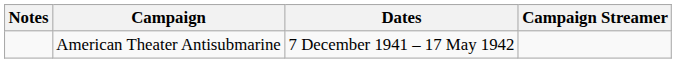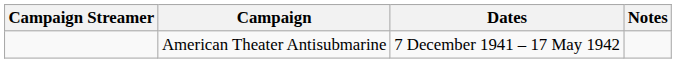columns swapped: (595, 17) <-> (28, 17)
